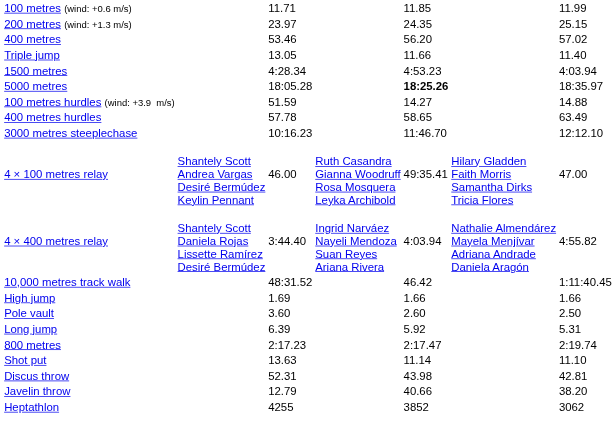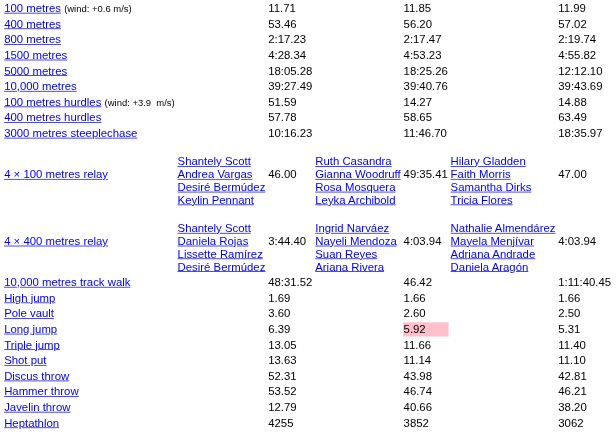- row: (68, 24)
rows swapped: (33, 345) <-> (32, 55)
(578, 71) 4:03.94 -> (577, 55) 4:55.82
(426, 86) bold -> (426, 71) normal
(581, 86) 18:35.97 -> (580, 71) 12:12.10
+ row: (40, 86)
(581, 133) 12:12.10 -> (580, 133) 18:35.97
(578, 241) 4:55.82 -> (577, 241) 4:03.94
(415, 329) no background -> (415, 329) pink background
+ row: (41, 392)
